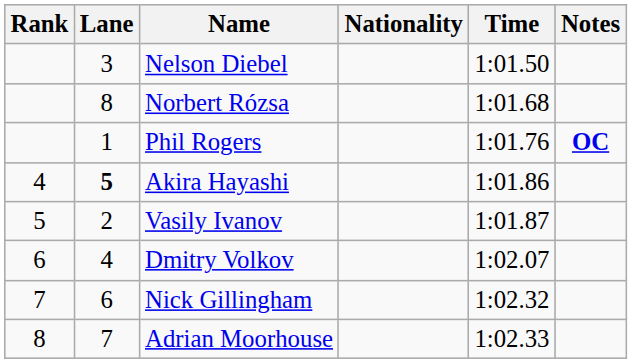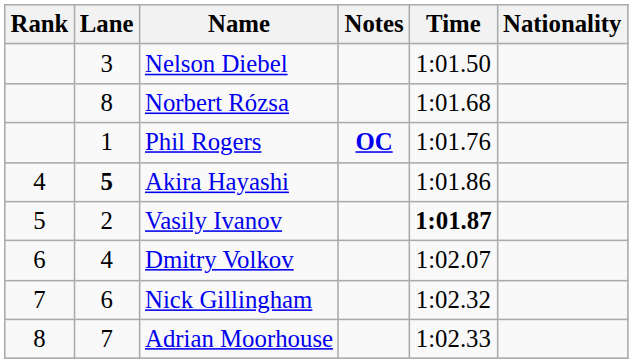columns swapped: (404, 24) <-> (591, 24)
(512, 220) normal -> (453, 220) bold
